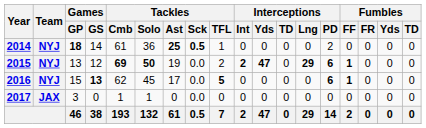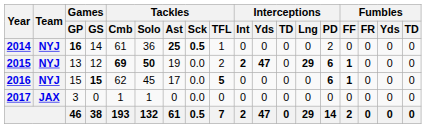(75, 47) 18 -> (75, 47) 16
(96, 81) 13 -> (96, 81) 15
